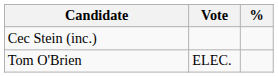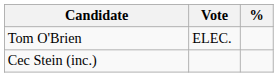rows swapped: (45, 60) <-> (52, 38)
